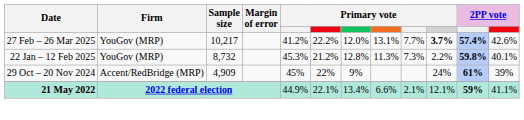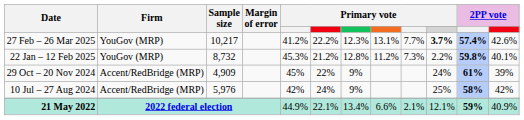(356, 41) 12.0% -> (356, 41) 12.3%
(386, 57) 11.3% -> (386, 57) 11.2%
+ row: (53, 90)
(504, 90) 41.1% -> (504, 106) 40.9%
